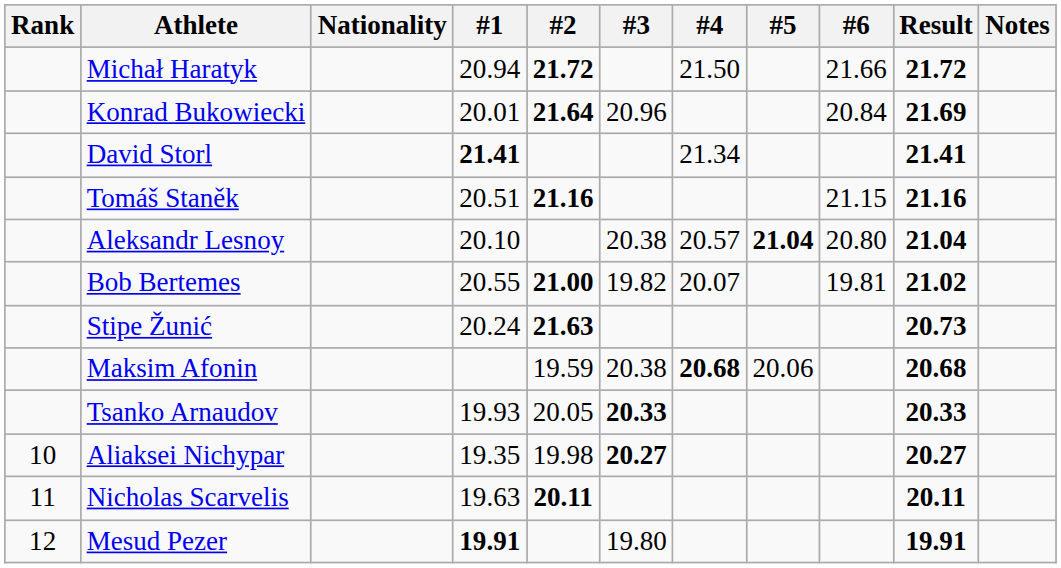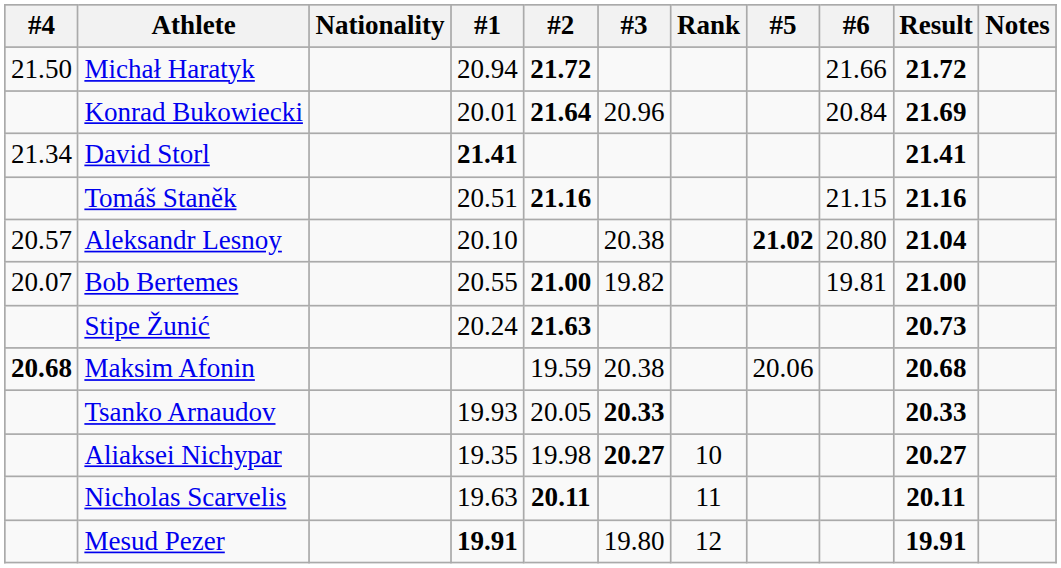columns swapped: (43, 25) <-> (710, 25)
(783, 240) 21.04 -> (783, 240) 21.02
(936, 283) 21.02 -> (936, 283) 21.00
